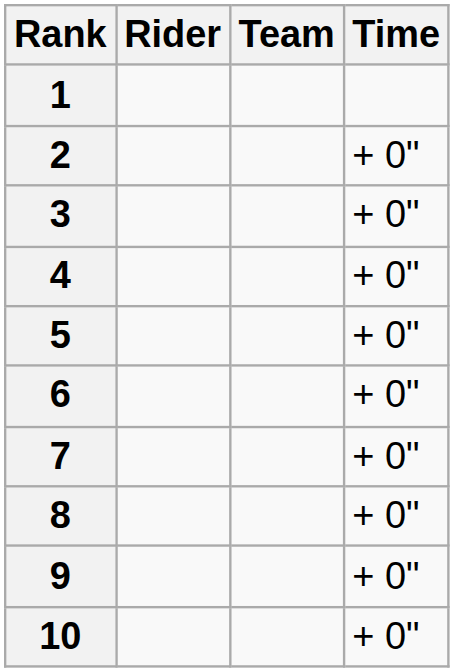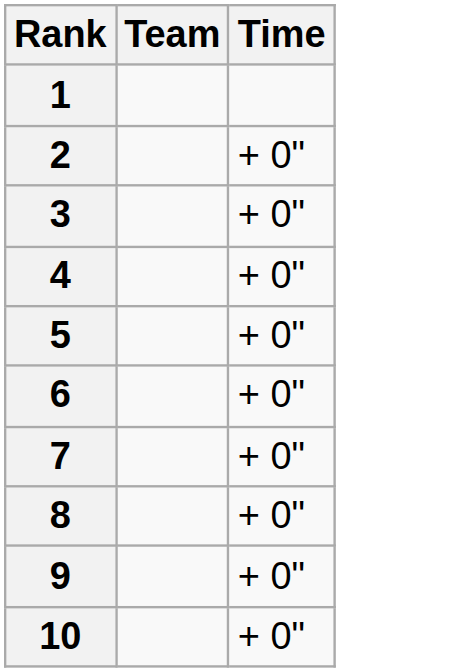- column: (173, 34)
